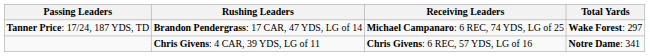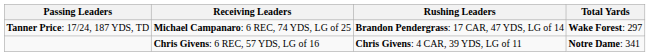columns swapped: (258, 12) <-> (465, 12)
